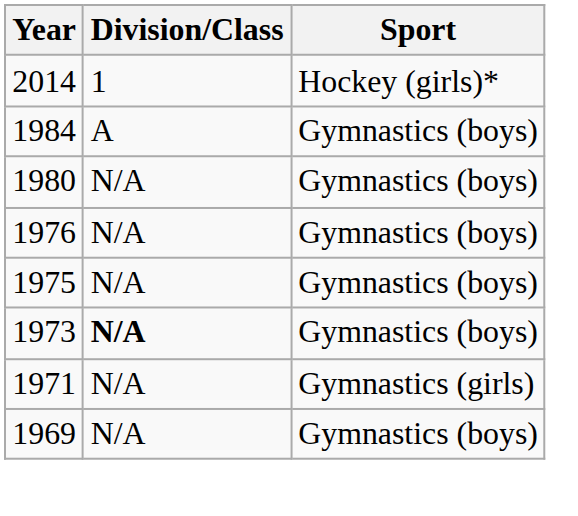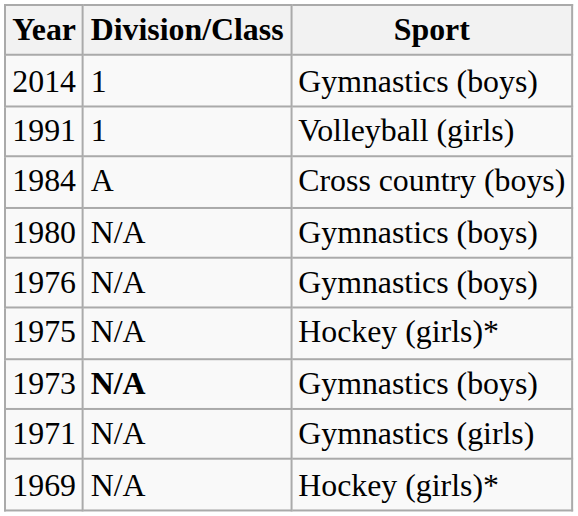(399, 80) Hockey (girls)* -> (418, 80) Gymnastics (boys)
+ row: (44, 130)
(418, 130) Gymnastics (boys) -> (432, 181) Cross country (boys)
(418, 282) Gymnastics (boys) -> (399, 332) Hockey (girls)*
(418, 433) Gymnastics (boys) -> (399, 484) Hockey (girls)*
